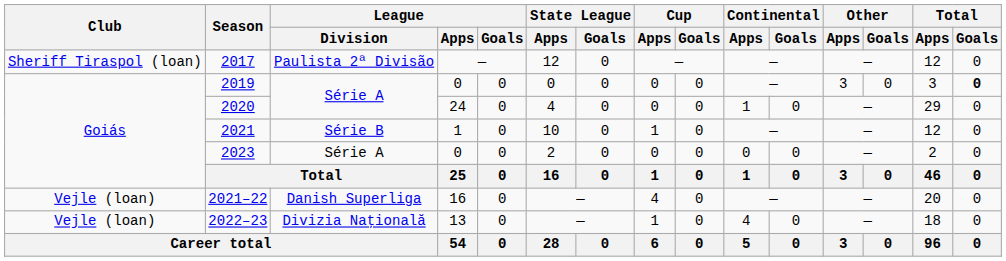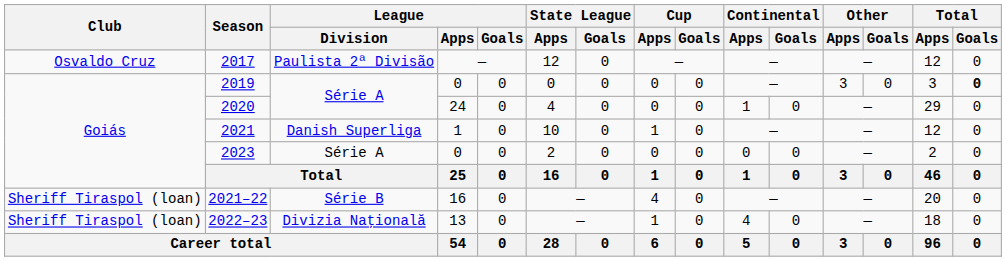(105, 62) Sheriff Tiraspol (loan) -> (105, 62) Osvaldo Cruz
(354, 130) Série B -> (354, 130) Danish Superliga
(105, 199) Vejle (loan) -> (105, 199) Sheriff Tiraspol (loan)
(354, 199) Danish Superliga -> (354, 199) Série B
(105, 222) Vejle (loan) -> (105, 222) Sheriff Tiraspol (loan)
